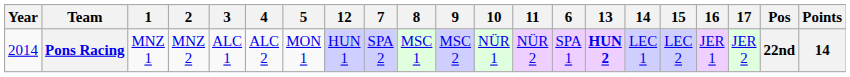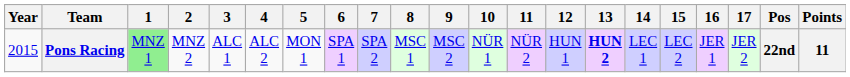columns swapped: (568, 16) <-> (344, 16)
(23, 49) 2014 -> (23, 49) 2015
(148, 49) no background -> (148, 49) lightgreen background
(822, 49) 14 -> (822, 49) 11
